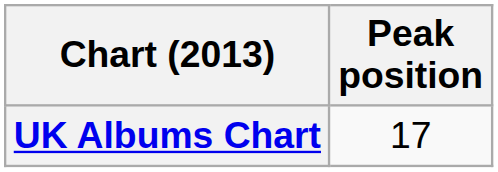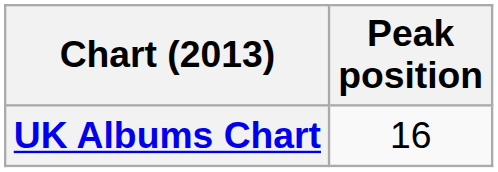(411, 135) 17 -> (411, 135) 16
